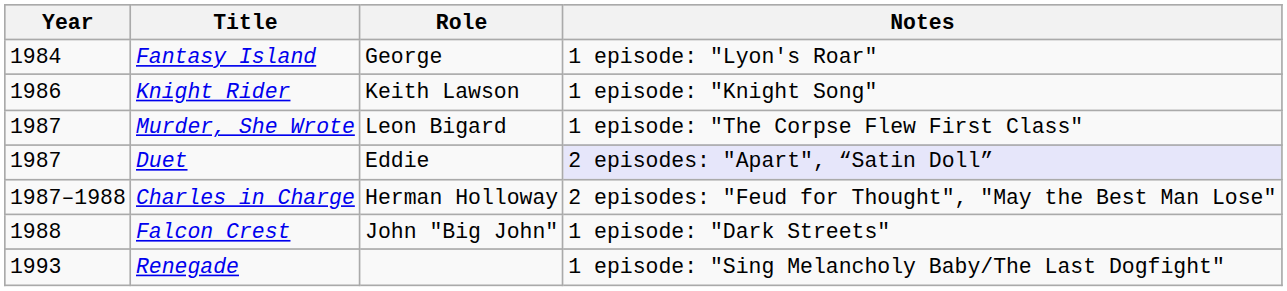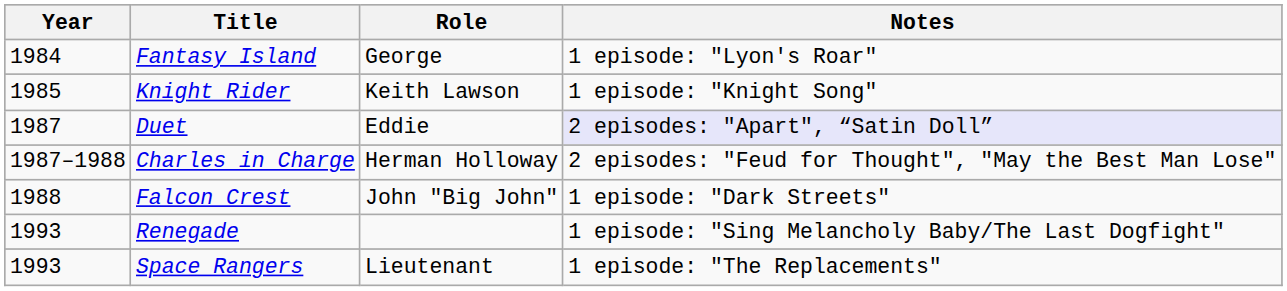(36, 92) 1986 -> (36, 92) 1985
- row: (245, 127)
+ row: (220, 267)
